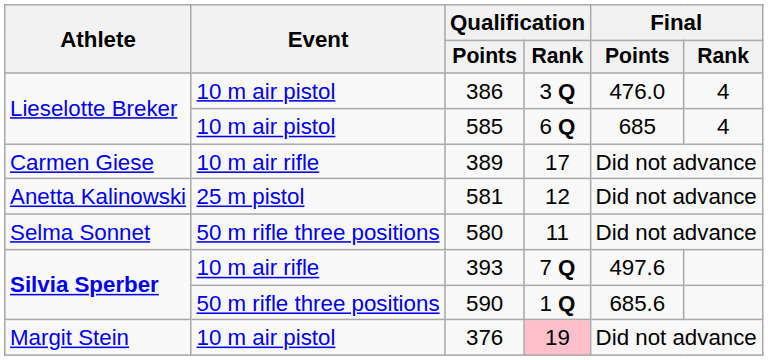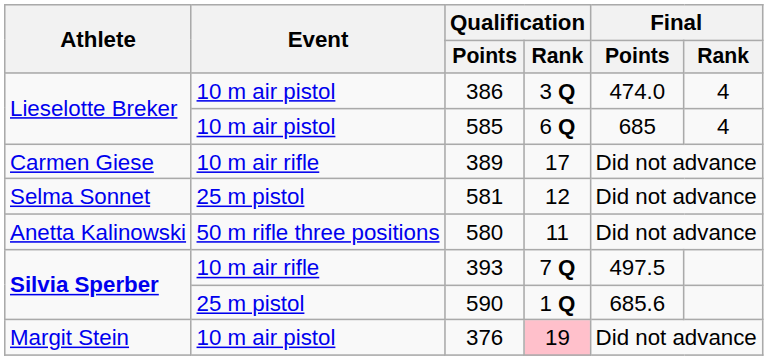(637, 91) 476.0 -> (637, 91) 474.0
(98, 197) Anetta Kalinowski -> (80, 197) Selma Sonnet
(80, 232) Selma Sonnet -> (98, 232) Anetta Kalinowski
(637, 268) 497.6 -> (637, 268) 497.5
(318, 303) 50 m rifle three positions -> (250, 303) 25 m pistol
